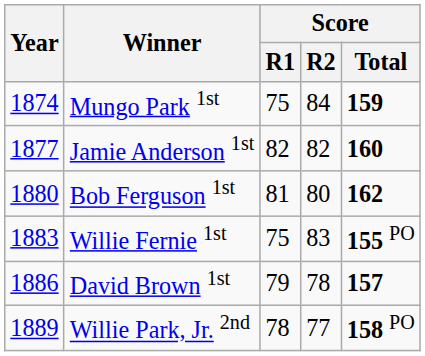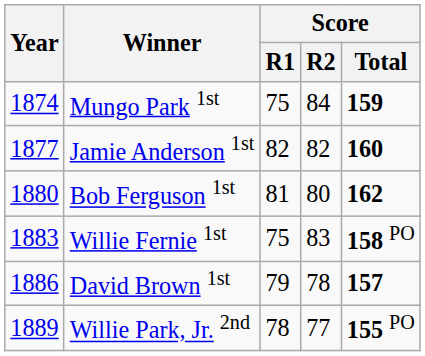(381, 238) 155 PO -> (381, 238) 158 PO
(381, 327) 158 PO -> (381, 327) 155 PO
